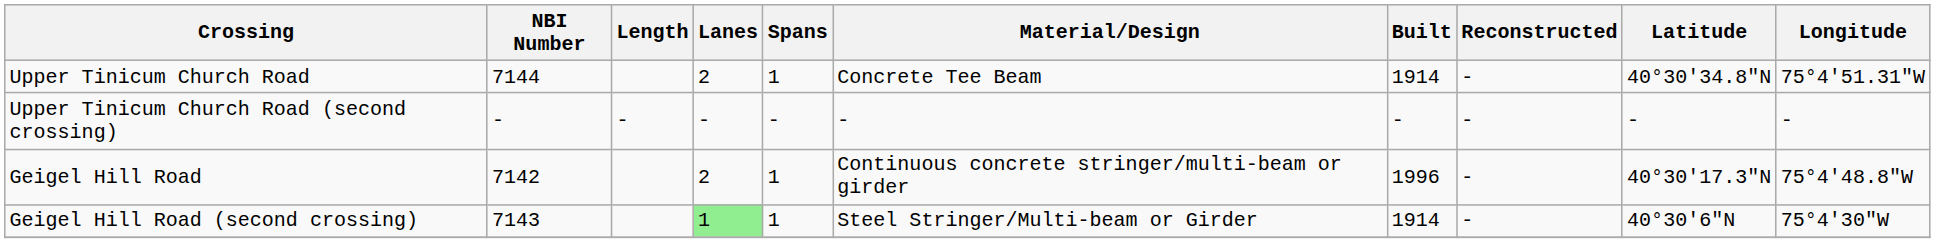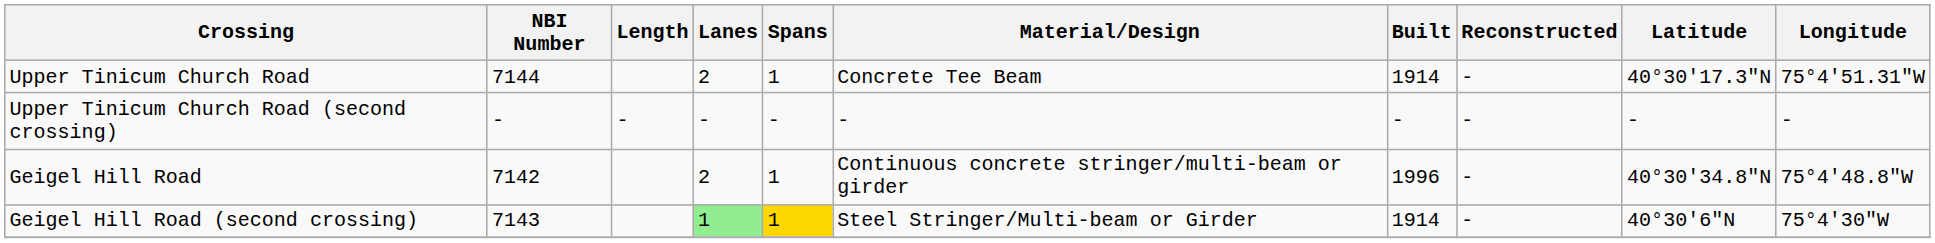(1699, 77) 40°30'34.8"N -> (1699, 77) 40°30'17.3"N
(1699, 177) 40°30'17.3"N -> (1699, 177) 40°30'34.8"N
(774, 221) no background -> (774, 221) gold background
